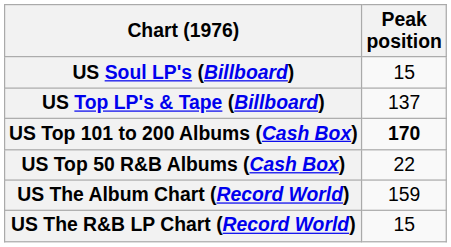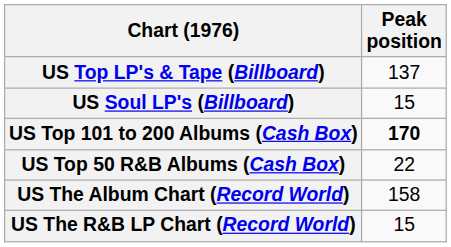rows swapped: (183, 103) <-> (183, 72)
(404, 195) 159 -> (404, 195) 158
